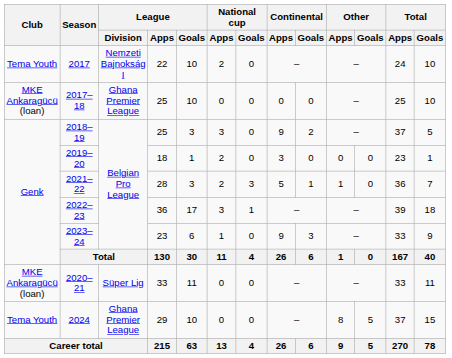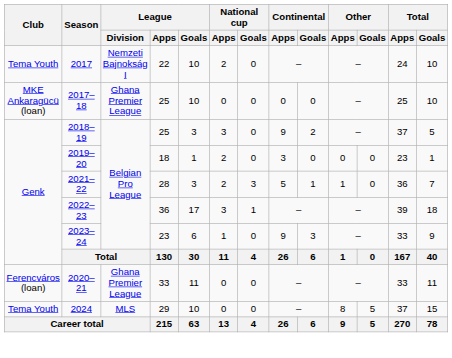(32, 283) MKE Ankaragücü (loan) -> (33, 283) Ferencváros (loan)
(123, 283) Süper Lig -> (125, 283) Ghana Premier League
(123, 319) Ghana Premier League -> (125, 309) MLS
